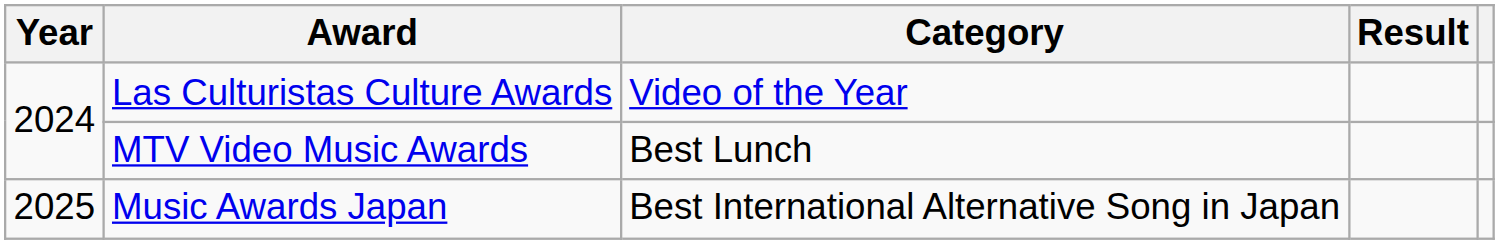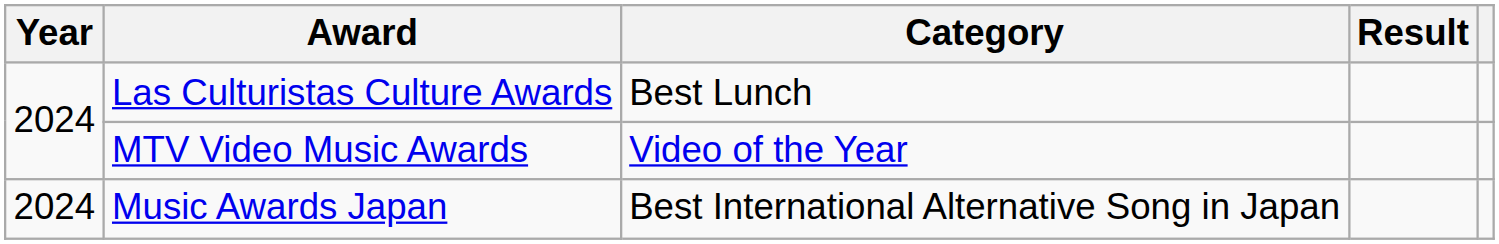(768, 91) Video of the Year -> (721, 91) Best Lunch
(721, 149) Best Lunch -> (768, 149) Video of the Year
(54, 207) 2025 -> (54, 207) 2024
